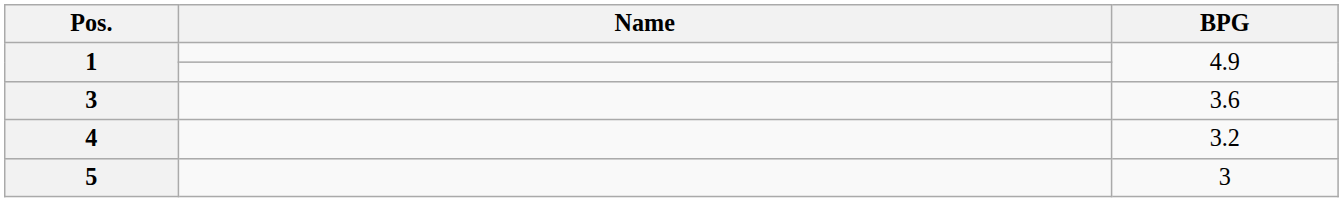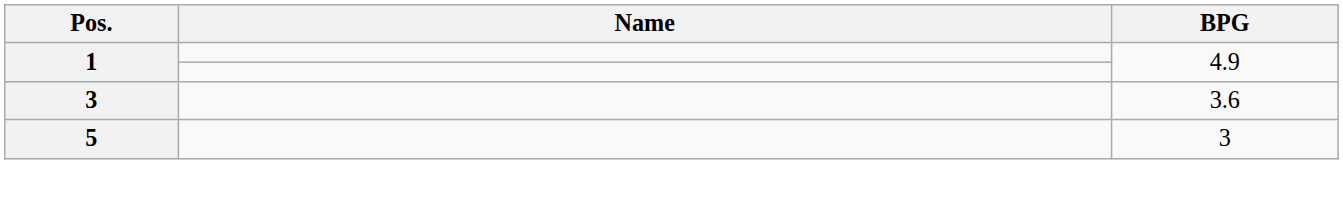- row: (91, 138)
